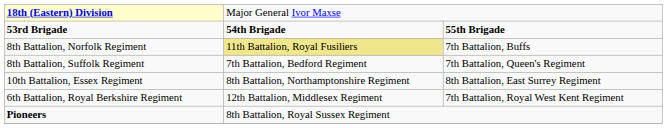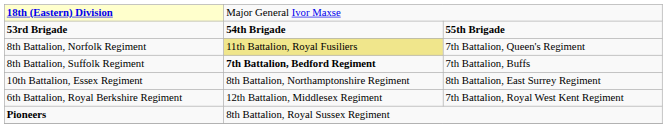(488, 47) 7th Battalion, Buffs -> (515, 47) 7th Battalion, Queen's Regiment
(296, 64) normal -> (301, 64) bold
(515, 64) 7th Battalion, Queen's Regiment -> (488, 64) 7th Battalion, Buffs
